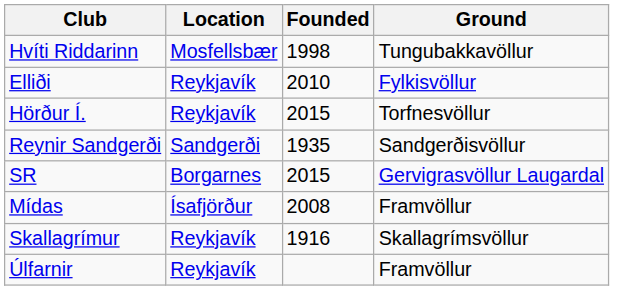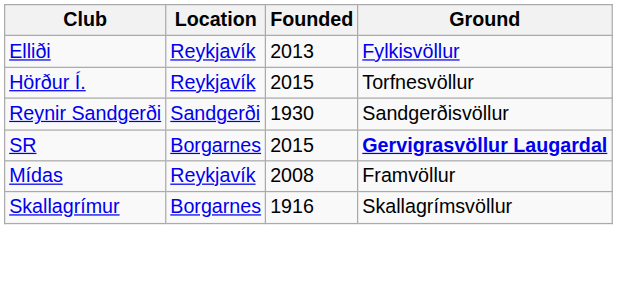- row: (74, 51)
(308, 82) 2010 -> (292, 51) 2013
(308, 144) 1935 -> (292, 113) 1930
(491, 176) normal -> (485, 144) bold
(211, 207) Ísafjörður -> (213, 176) Reykjavík
(213, 238) Reykjavík -> (216, 207) Borgarnes
- row: (41, 269)
